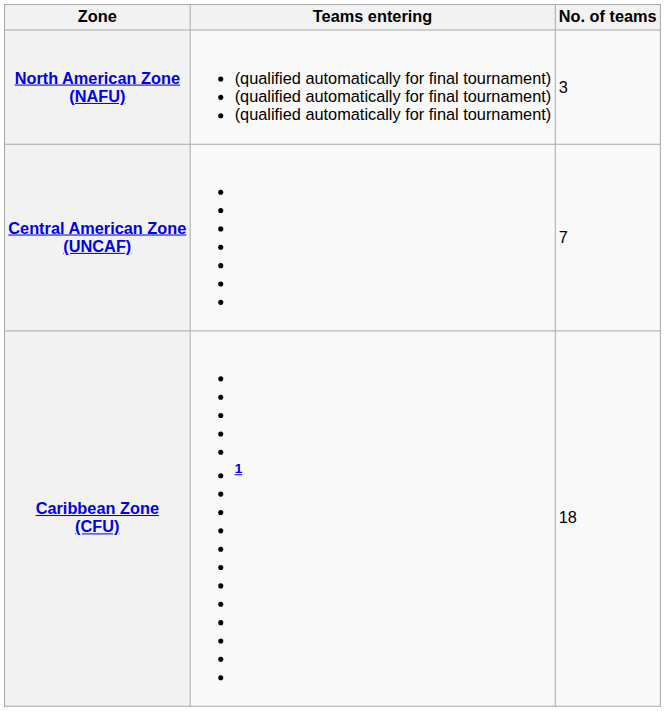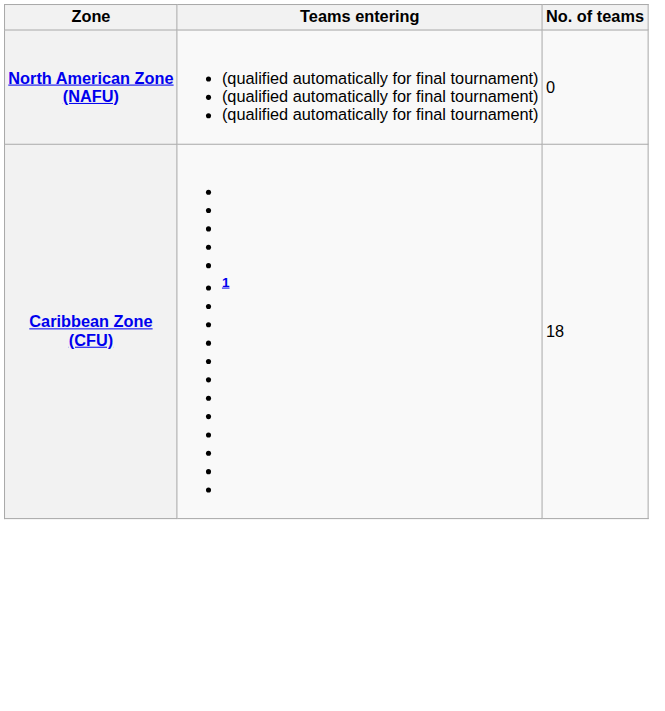(563, 87) 3 -> (551, 87) 0
- row: (97, 237)
